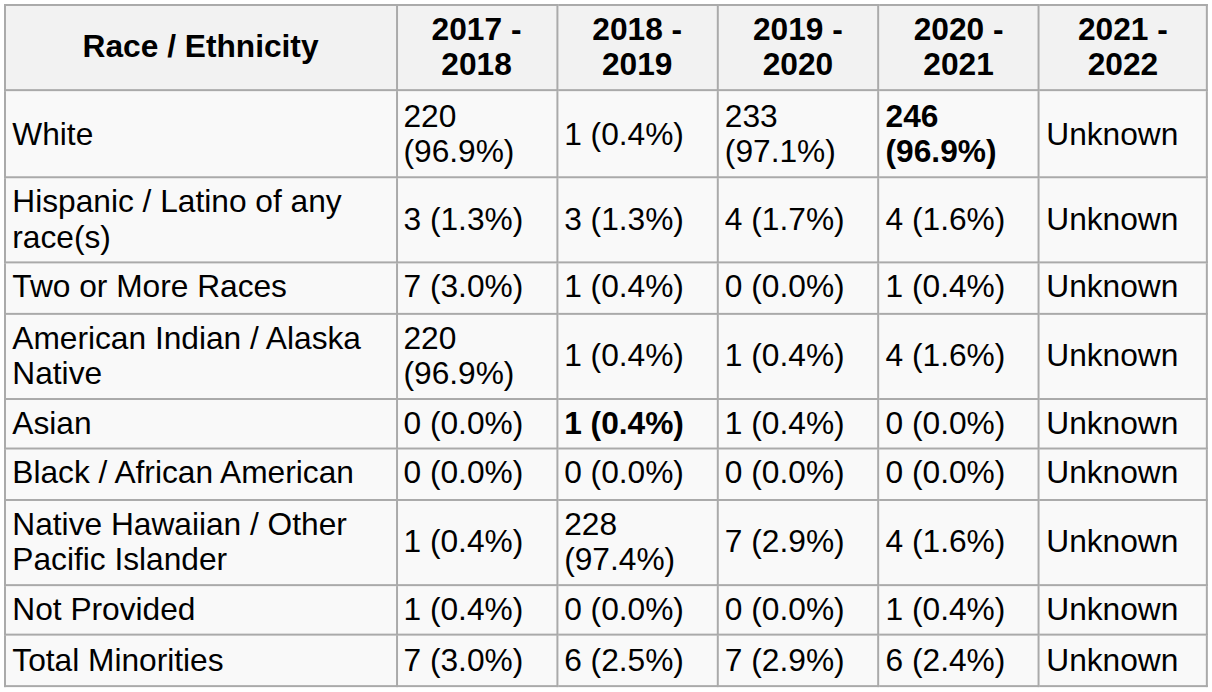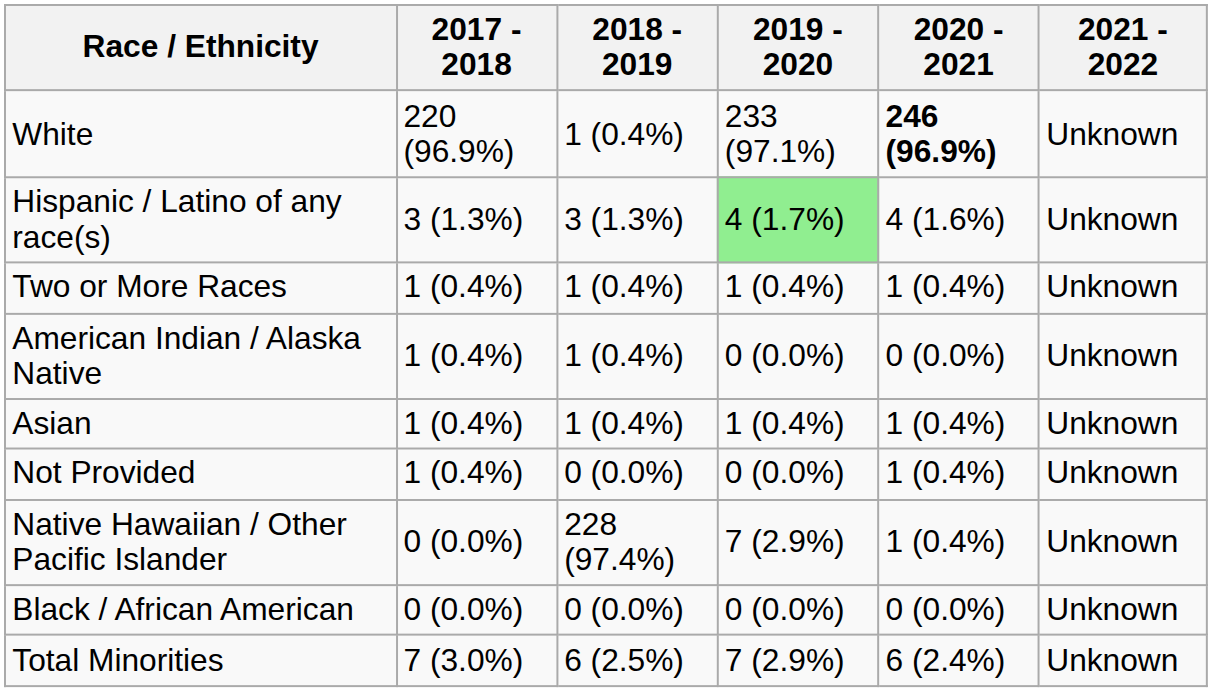(785, 219) no background -> (785, 219) lightgreen background
(463, 287) 7 (3.0%) -> (463, 287) 1 (0.4%)
(785, 287) 0 (0.0%) -> (785, 287) 1 (0.4%)
(459, 355) 220 (96.9%) -> (463, 355) 1 (0.4%)
(785, 355) 1 (0.4%) -> (785, 355) 0 (0.0%)
(945, 355) 4 (1.6%) -> (945, 355) 0 (0.0%)
(463, 423) 0 (0.0%) -> (463, 423) 1 (0.4%)
(624, 423) bold -> (624, 423) normal
(945, 423) 0 (0.0%) -> (945, 423) 1 (0.4%)
rows swapped: (183, 473) <-> (104, 609)
(463, 541) 1 (0.4%) -> (463, 541) 0 (0.0%)
(945, 541) 4 (1.6%) -> (945, 541) 1 (0.4%)
